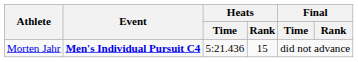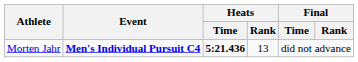(225, 48) normal -> (225, 48) bold
(262, 48) 15 -> (263, 48) 13
